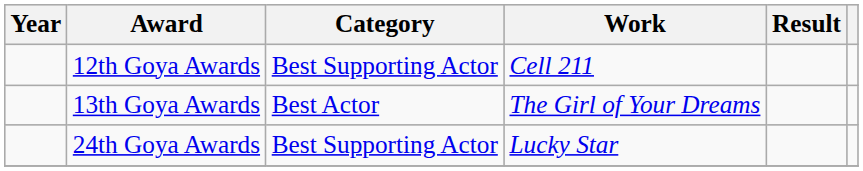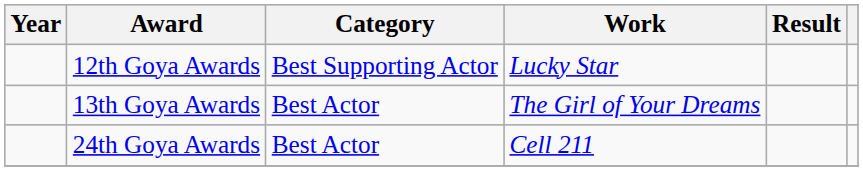(552, 64) Cell 211 -> (564, 64) Lucky Star
(385, 144) Best Supporting Actor -> (325, 144) Best Actor
(564, 144) Lucky Star -> (552, 144) Cell 211
